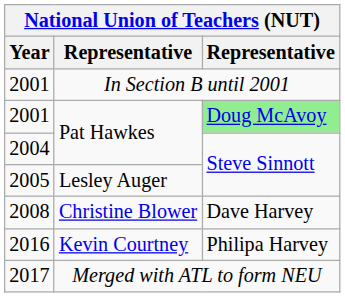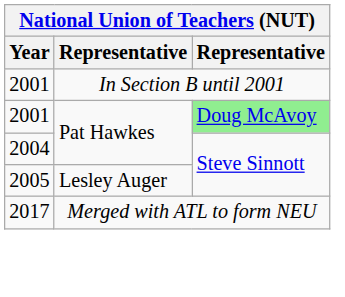- row: (29, 212)
- row: (29, 244)
